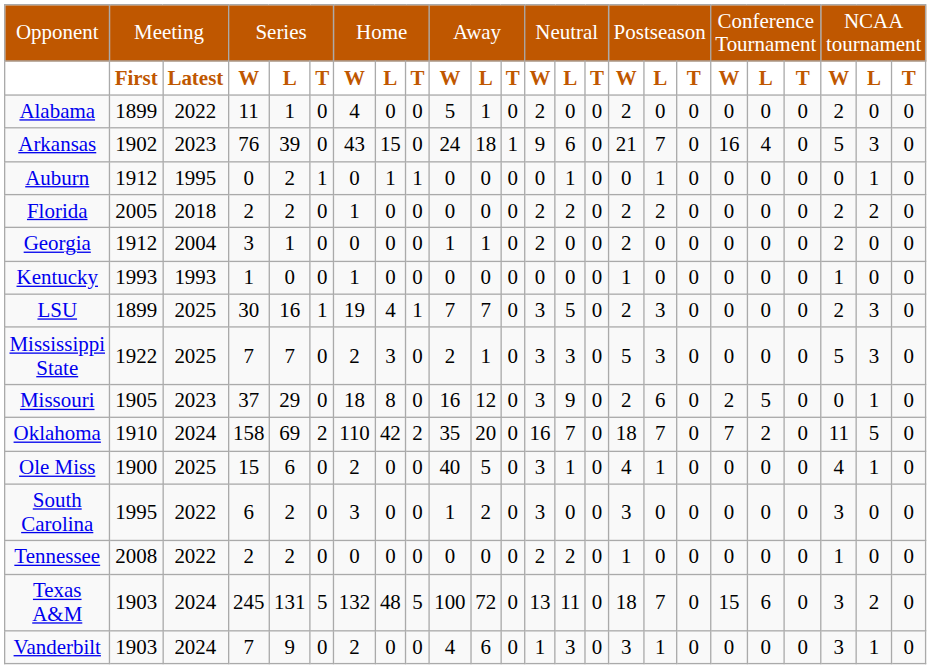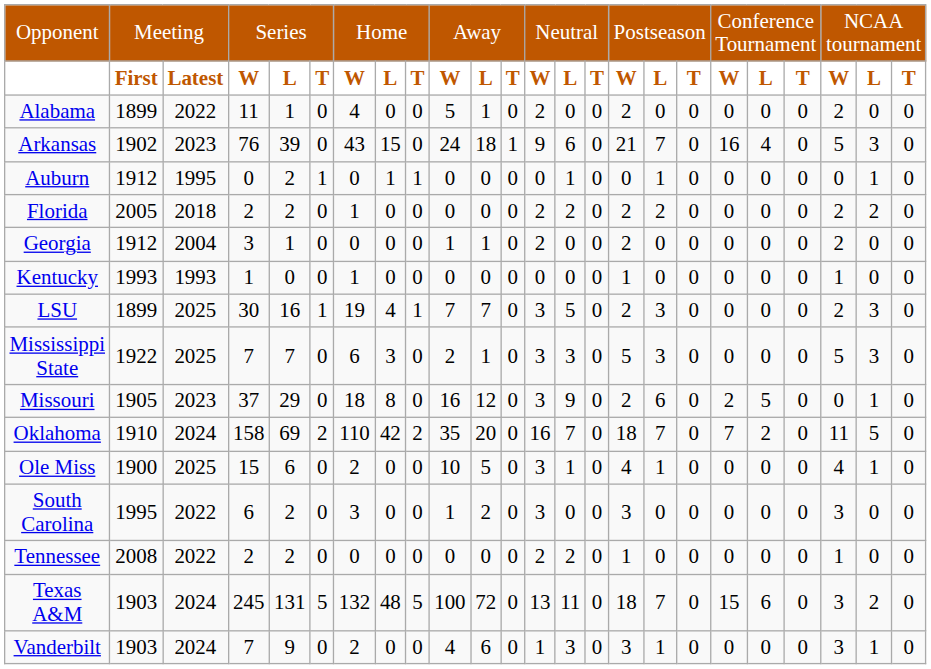(355, 355) 2 -> (355, 355) 6
(450, 467) 40 -> (450, 467) 10
